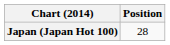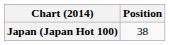(143, 31) 28 -> (143, 31) 38
